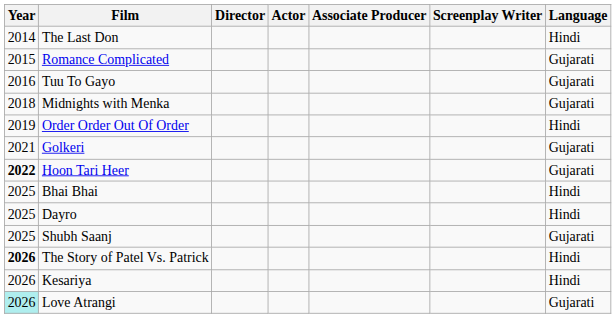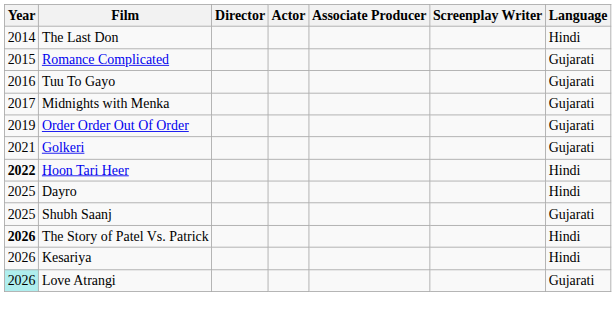(22, 103) 2018 -> (22, 103) 2017
(565, 125) Hindi -> (572, 125) Gujarati
(572, 170) Gujarati -> (565, 170) Hindi
- row: (70, 192)
